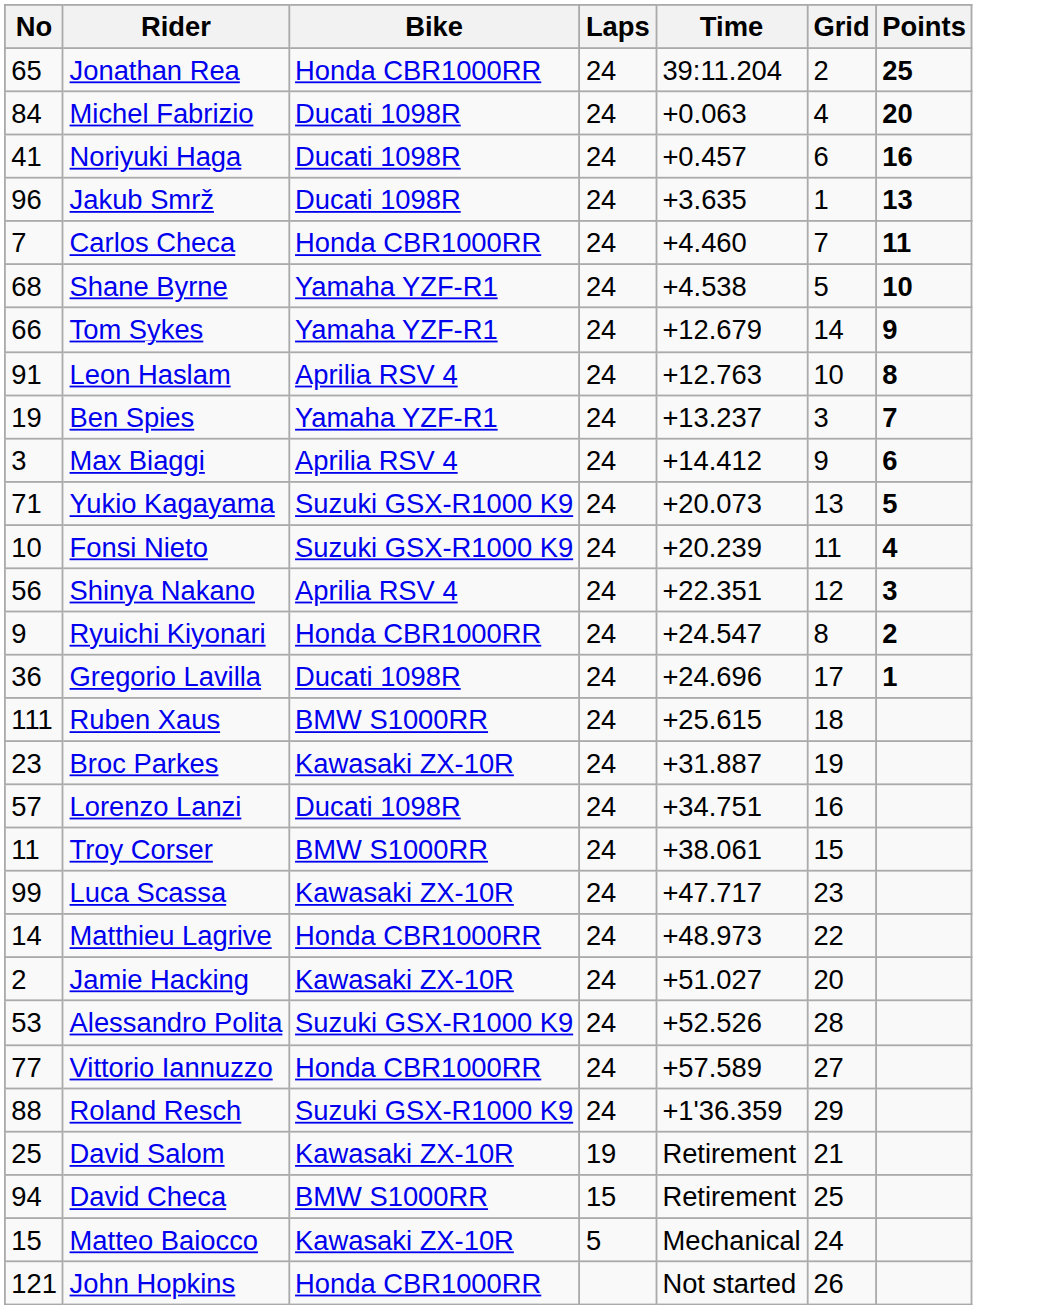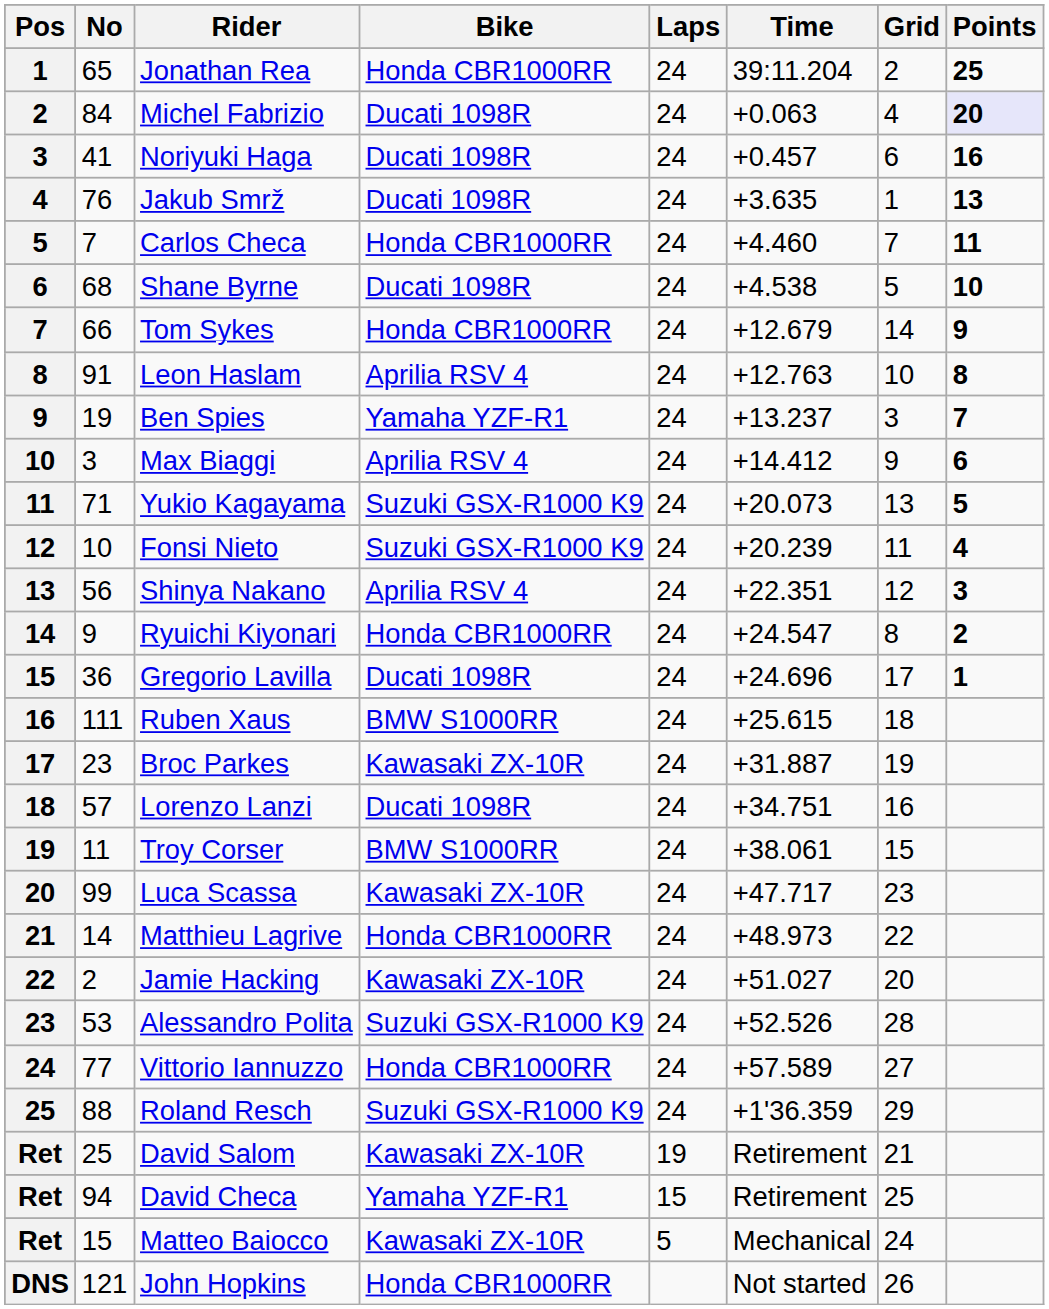+ column: (40, 27)
(898, 113) no background -> (968, 113) lavender background
(26, 200) 96 -> (97, 200) 76
(396, 287) Yamaha YZF-R1 -> (448, 287) Ducati 1098R
(396, 330) Yamaha YZF-R1 -> (489, 330) Honda CBR1000RR
(392, 1196) BMW S1000RR -> (467, 1196) Yamaha YZF-R1
